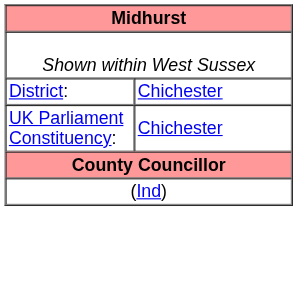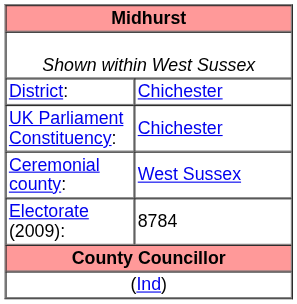+ row: (54, 174)
+ row: (49, 221)
